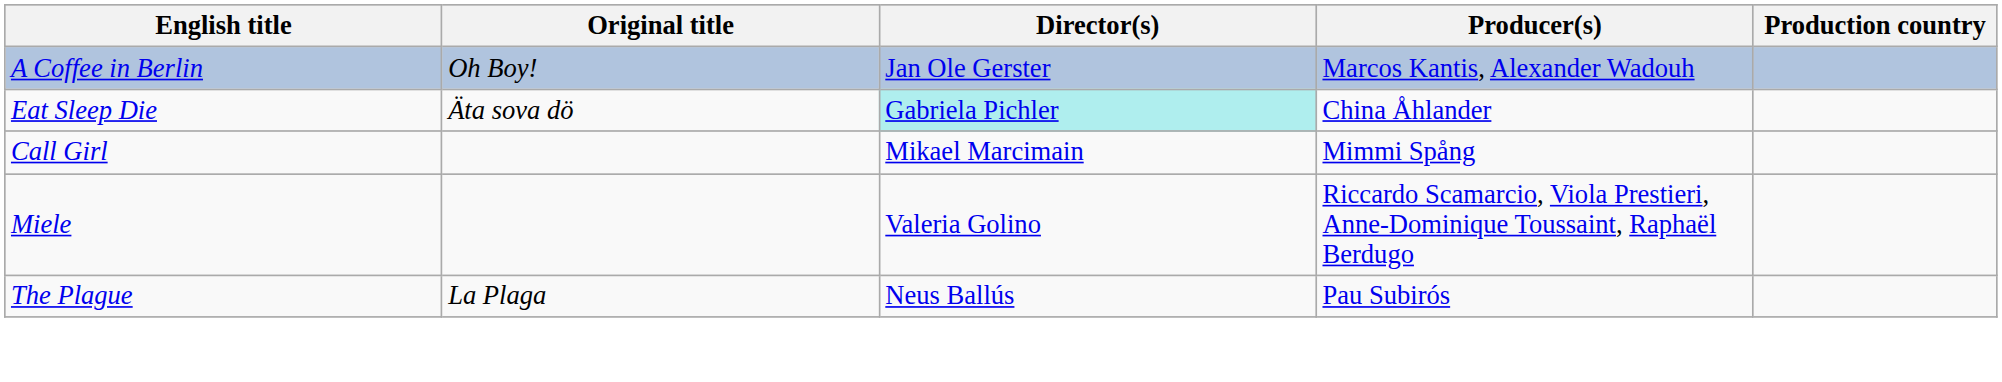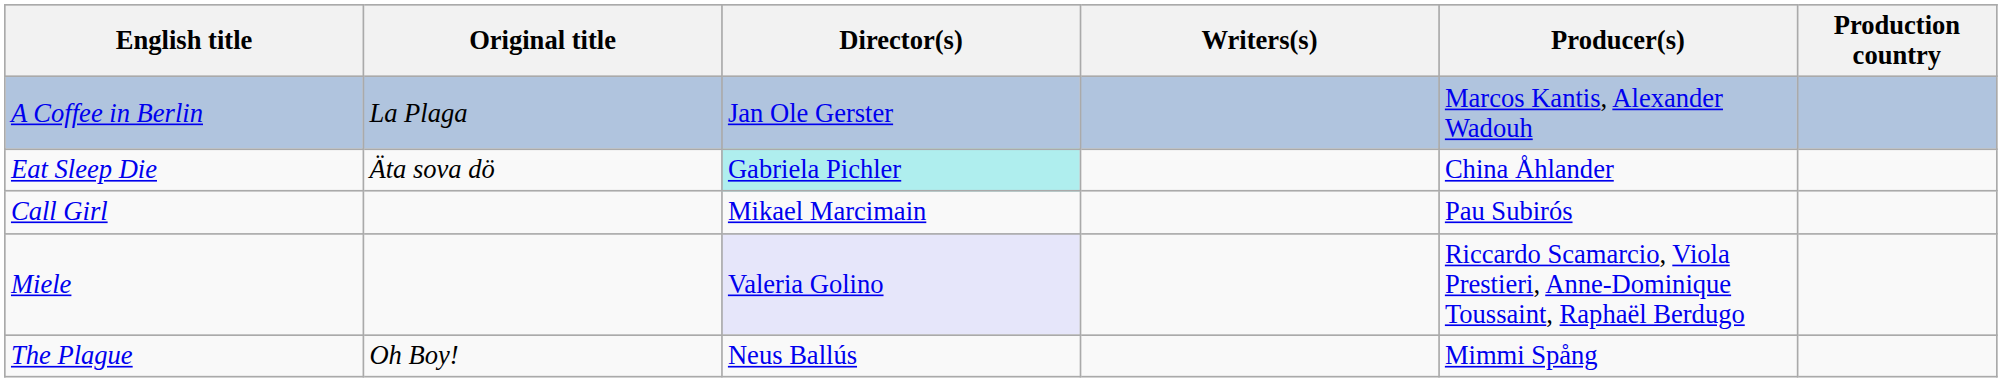+ column: (1260, 40)
(493, 67) Oh Boy! -> (419, 112) La Plaga
(1399, 151) Mimmi Spång -> (1509, 211) Pau Subirós
(963, 223) no background -> (806, 283) lavender background
(497, 295) La Plaga -> (414, 355) Oh Boy!
(1386, 295) Pau Subirós -> (1521, 355) Mimmi Spång
